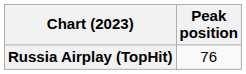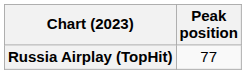(209, 57) 76 -> (209, 57) 77
